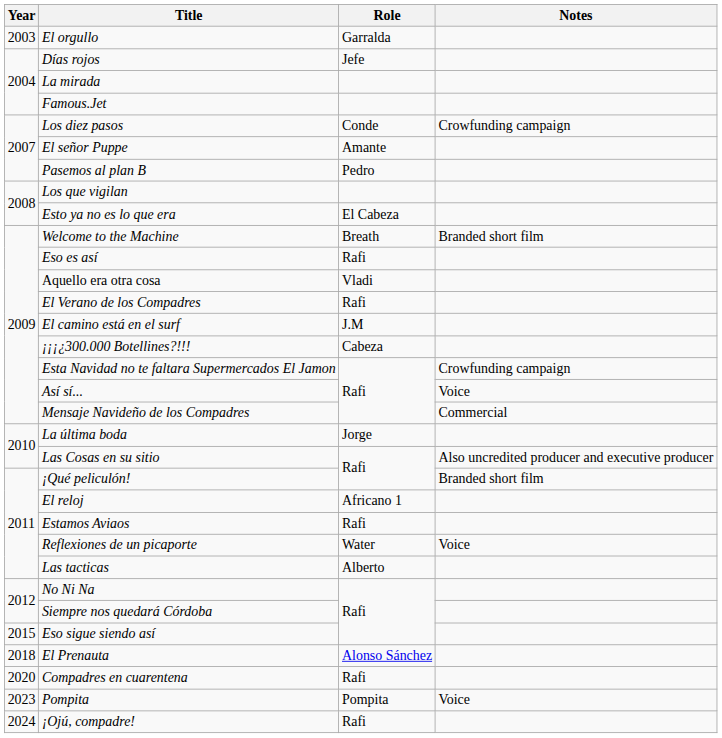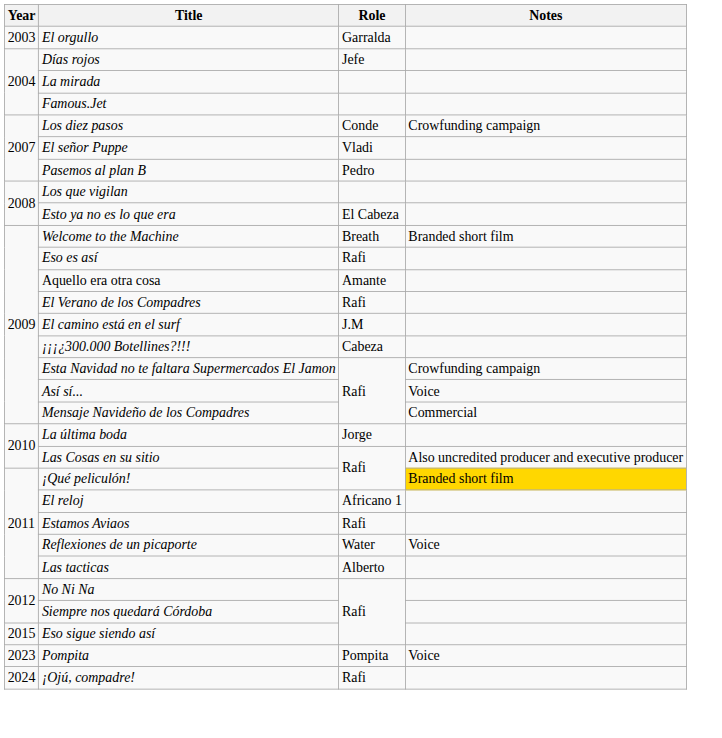(364, 147) Amante -> (357, 147) Vladi
(357, 280) Vladi -> (364, 280) Amante
(491, 479) no background -> (461, 479) gold background
- row: (75, 655)
- row: (115, 677)
